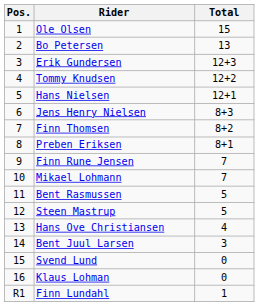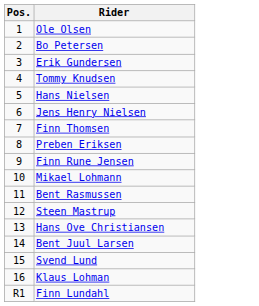- column: (224, 13)
